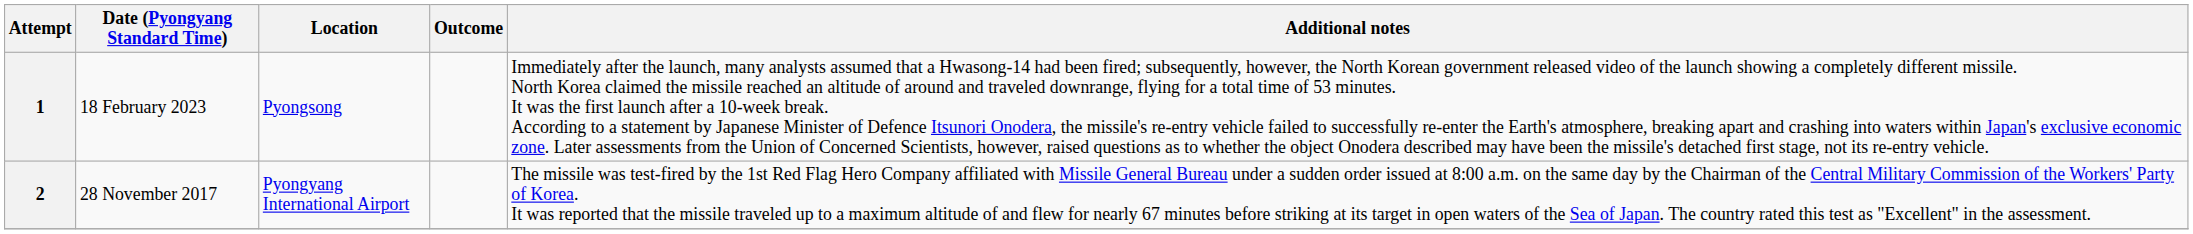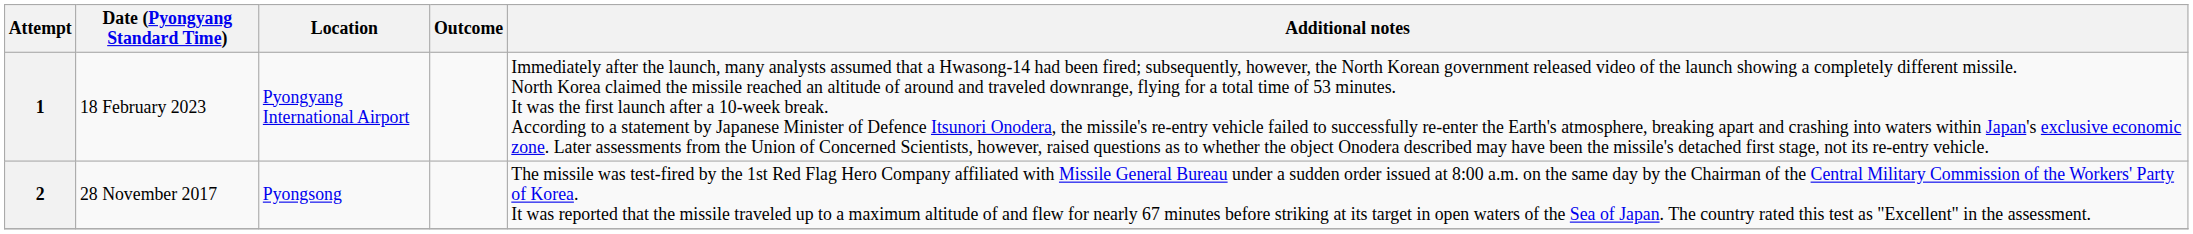(302, 106) Pyongsong -> (336, 106) Pyongyang International Airport
(336, 194) Pyongyang International Airport -> (302, 194) Pyongsong
